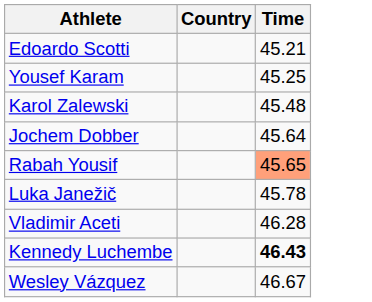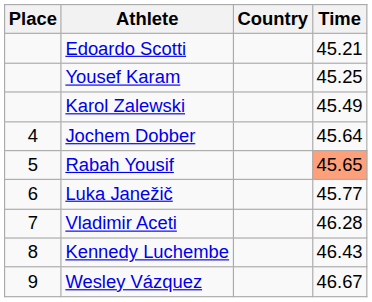+ column: (33, 19)
(283, 106) 45.48 -> (340, 106) 45.49
(283, 194) 45.78 -> (340, 194) 45.77
(283, 252) bold -> (340, 252) normal
